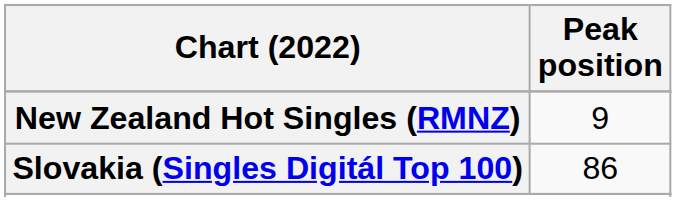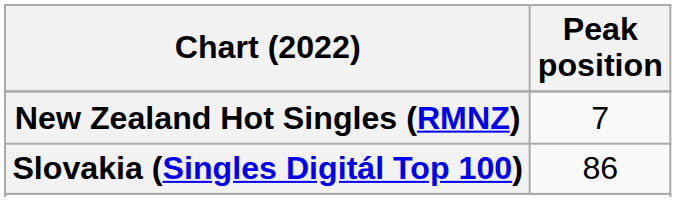(600, 117) 9 -> (600, 117) 7
